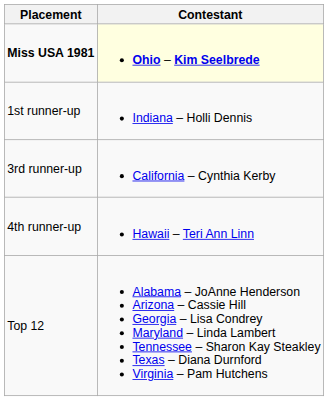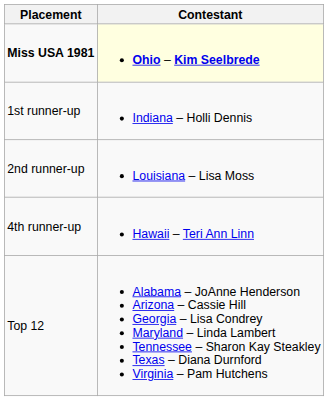+ row: (46, 169)
- row: (45, 169)
